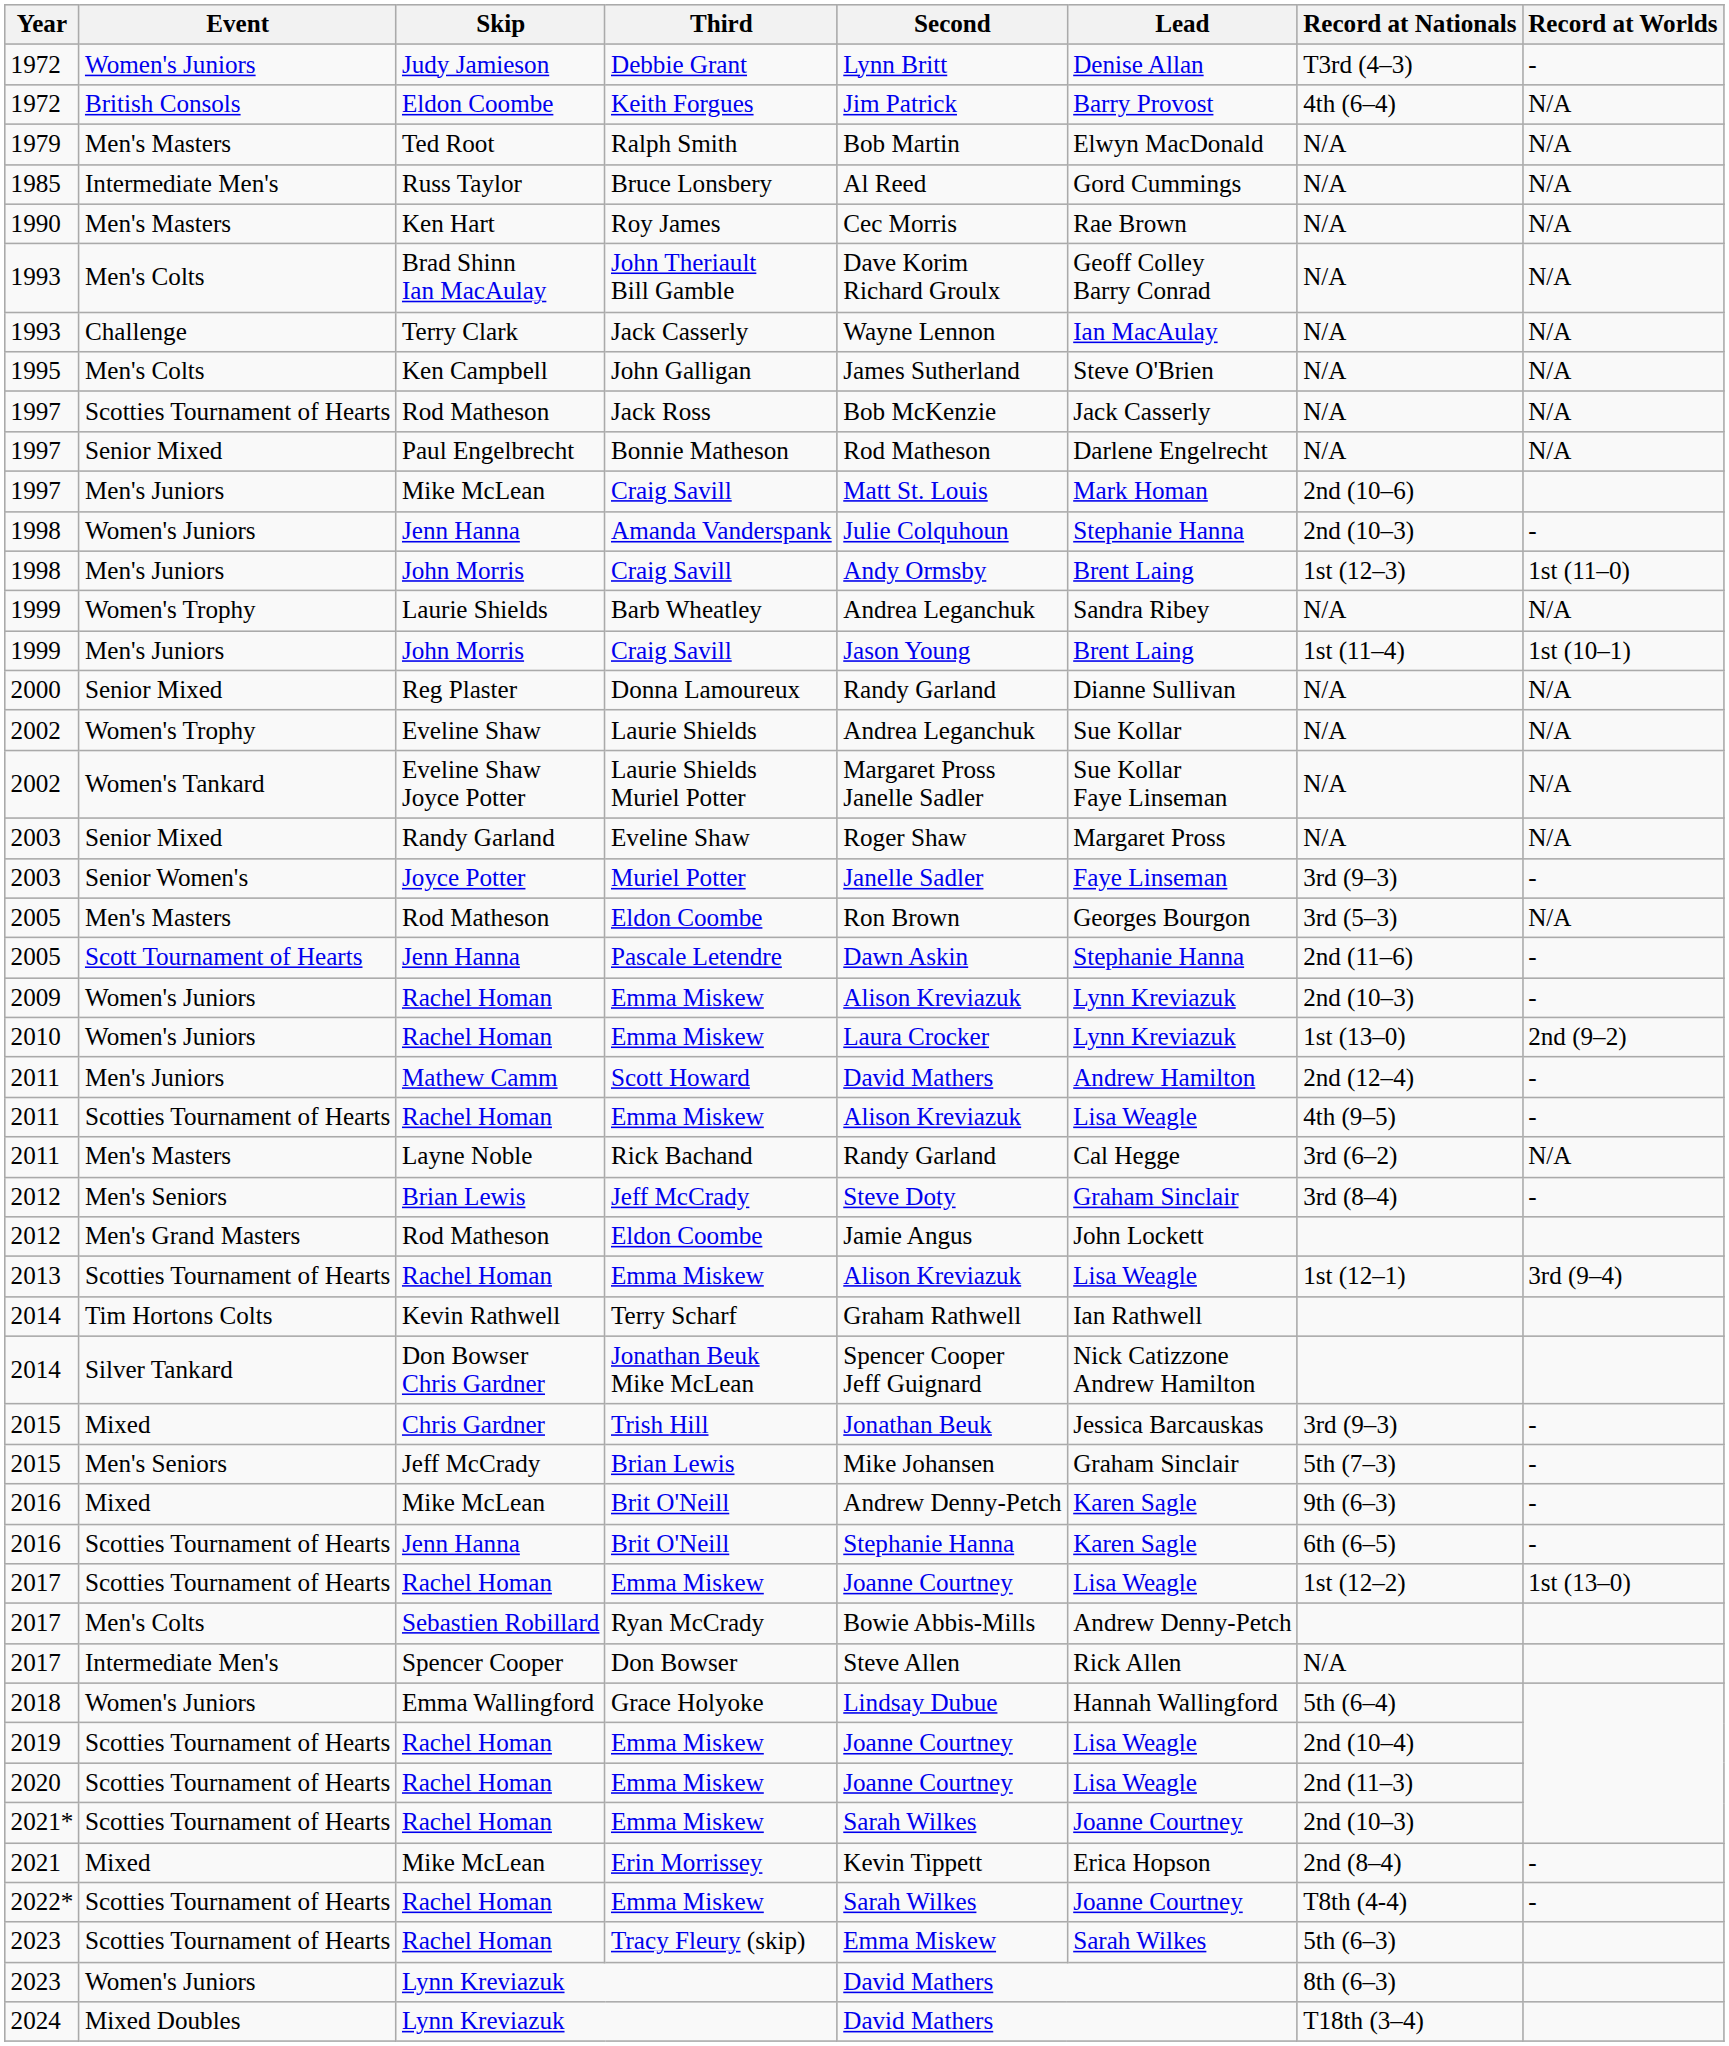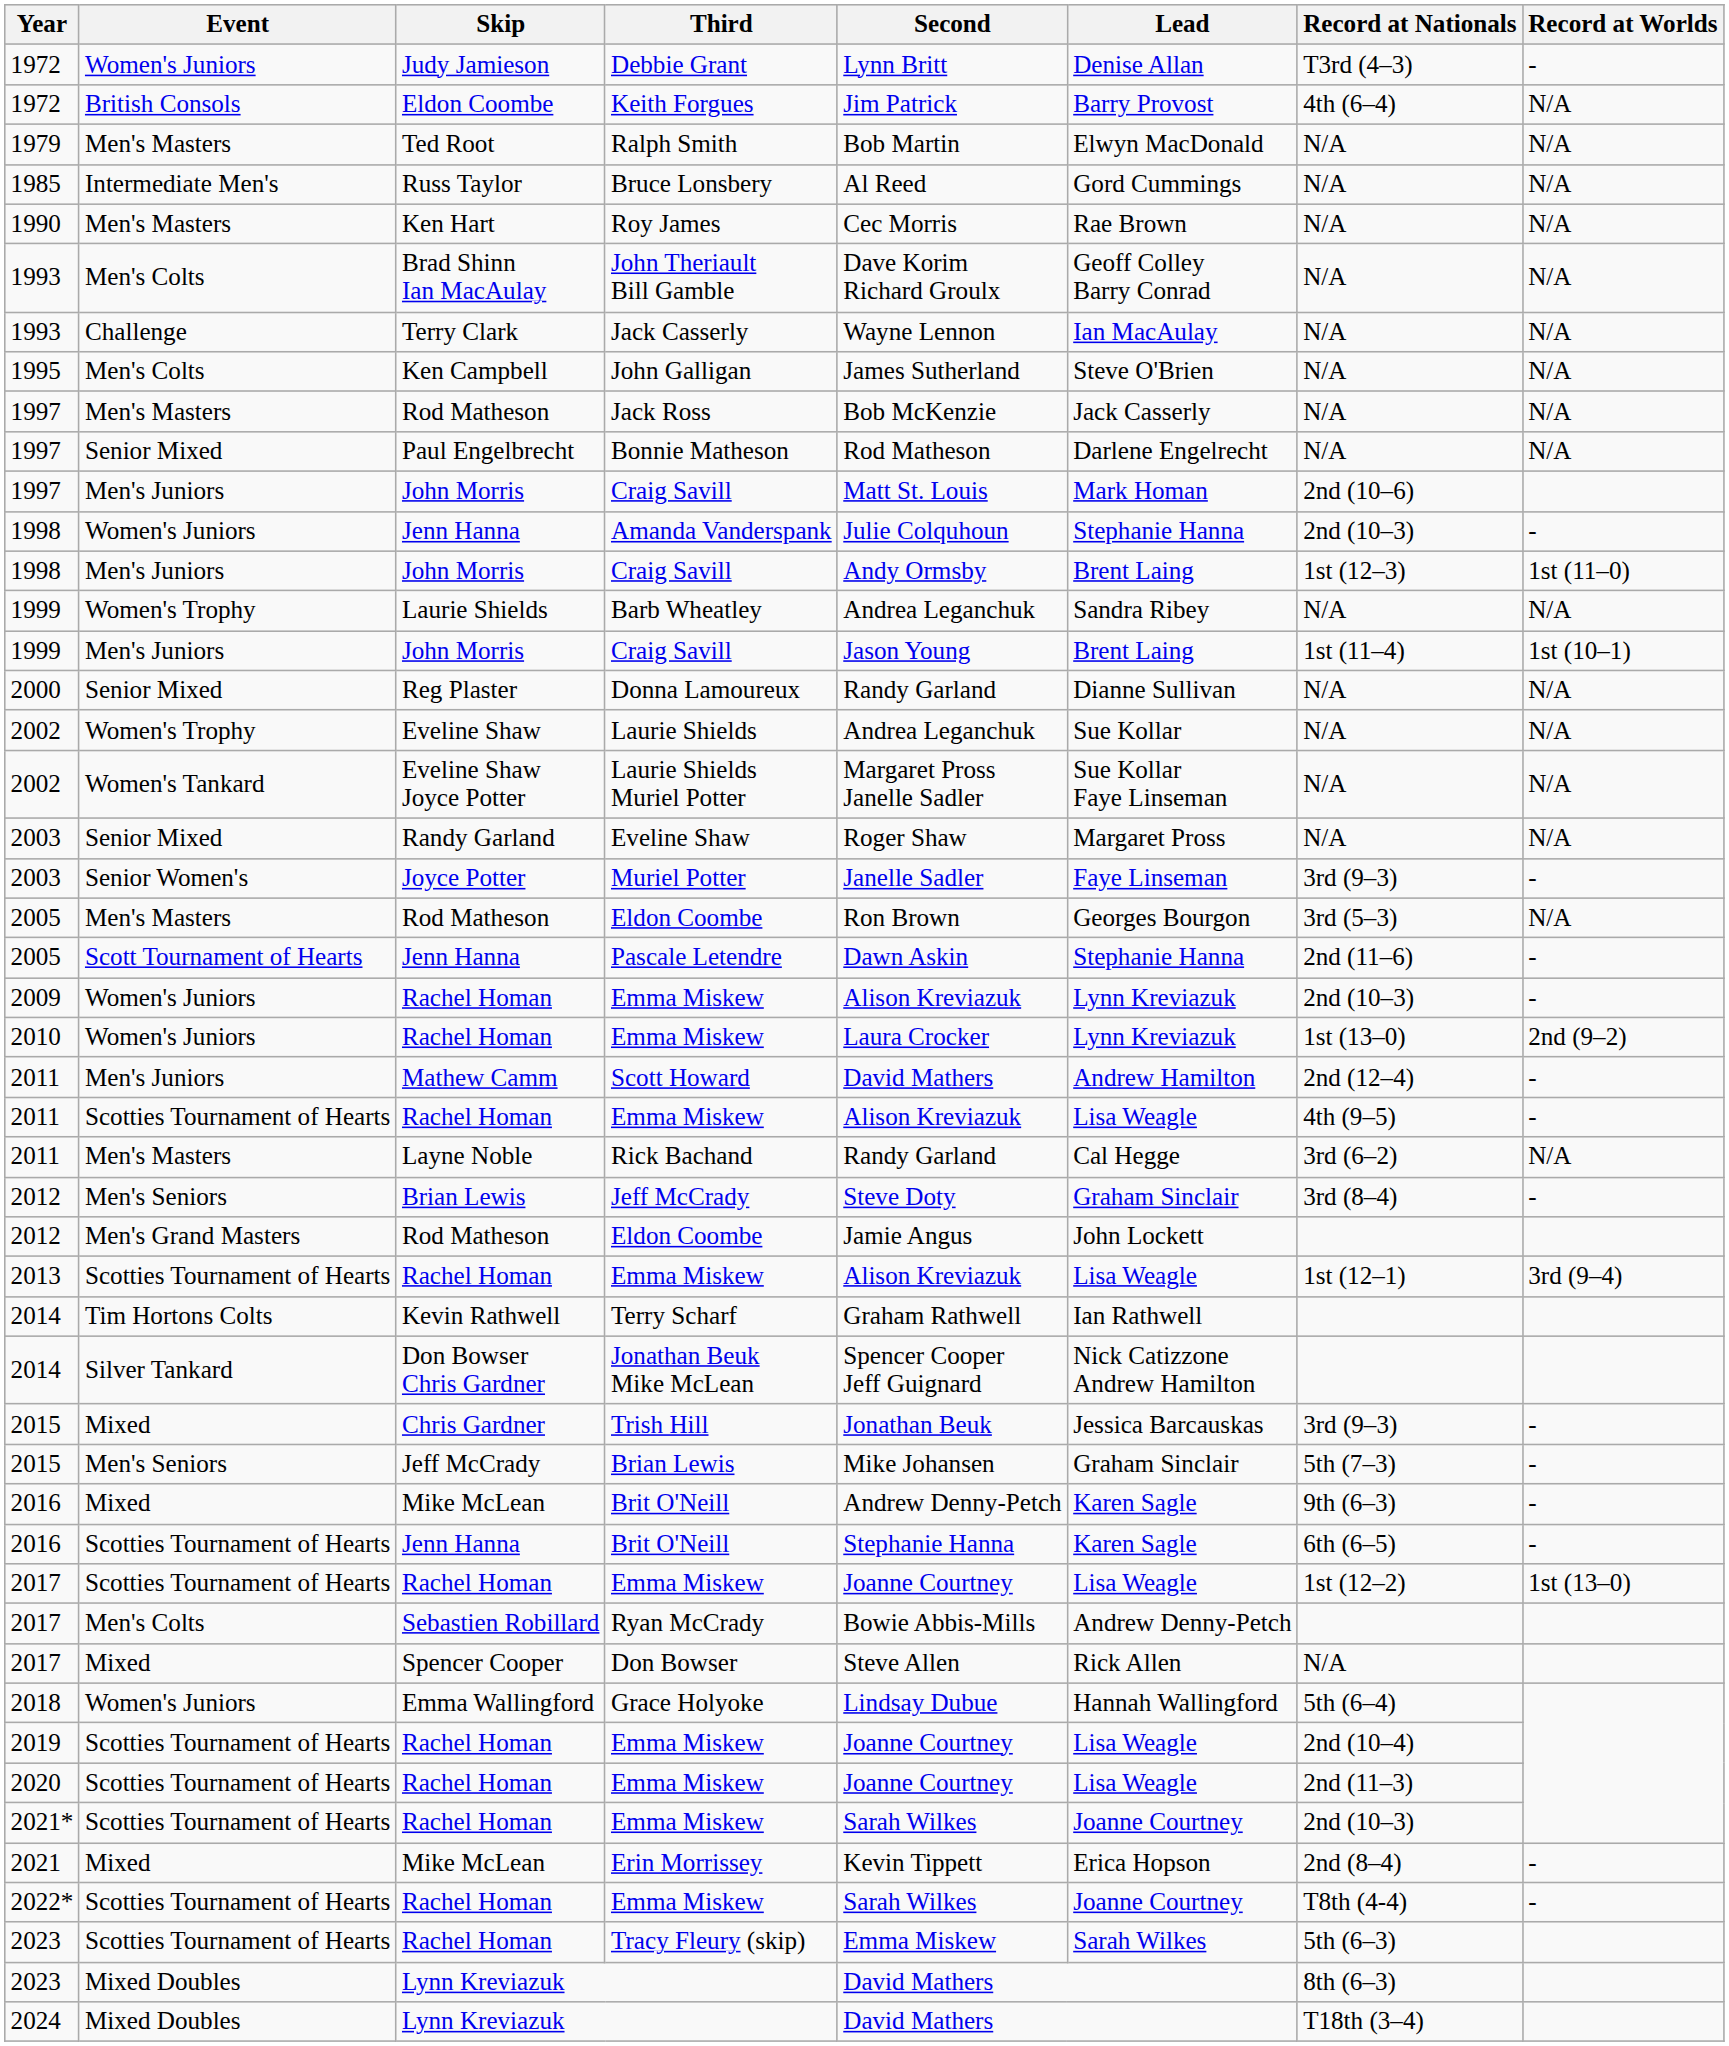(238, 411) Scotties Tournament of Hearts -> (158, 411) Men's Masters
(473, 490) Mike McLean -> (463, 490) John Morris
(182, 1662) Intermediate Men's -> (118, 1662) Mixed
(170, 1981) Women's Juniors -> (163, 1981) Mixed Doubles
